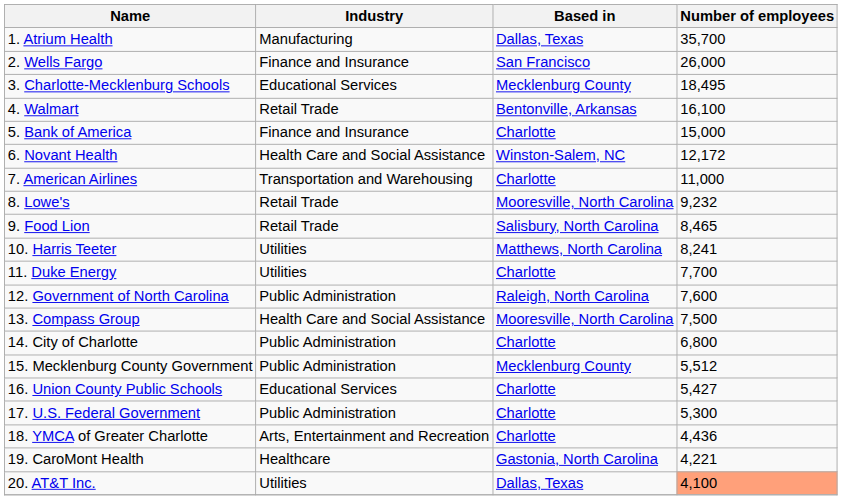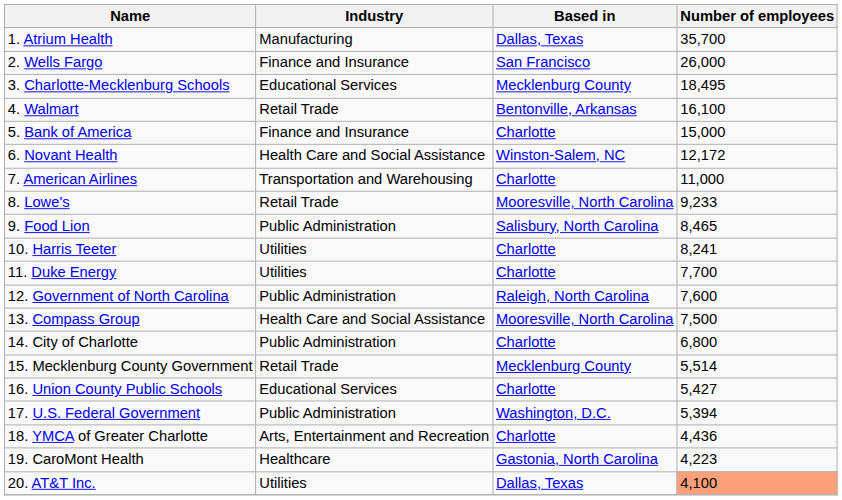(699, 202) 9,232 -> (699, 202) 9,233
(299, 226) Retail Trade -> (328, 226) Public Administration
(579, 249) Matthews, North Carolina -> (526, 249) Charlotte
(328, 366) Public Administration -> (299, 366) Retail Trade
(699, 366) 5,512 -> (699, 366) 5,514
(526, 413) Charlotte -> (553, 413) Washington, D.C.
(699, 413) 5,300 -> (699, 413) 5,394
(699, 459) 4,221 -> (699, 459) 4,223
